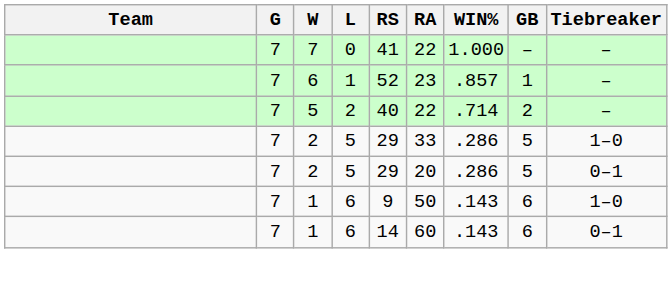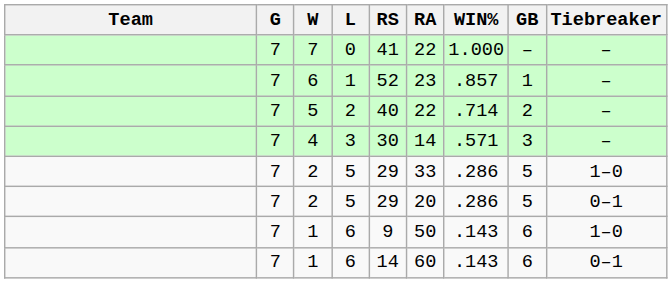+ row: (313, 141)
